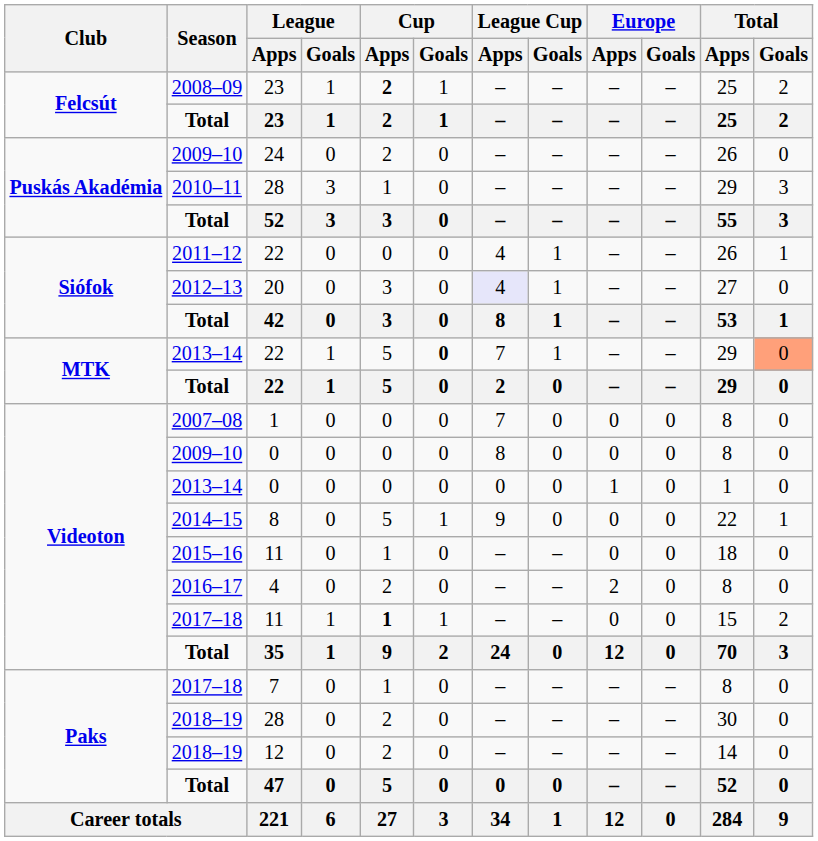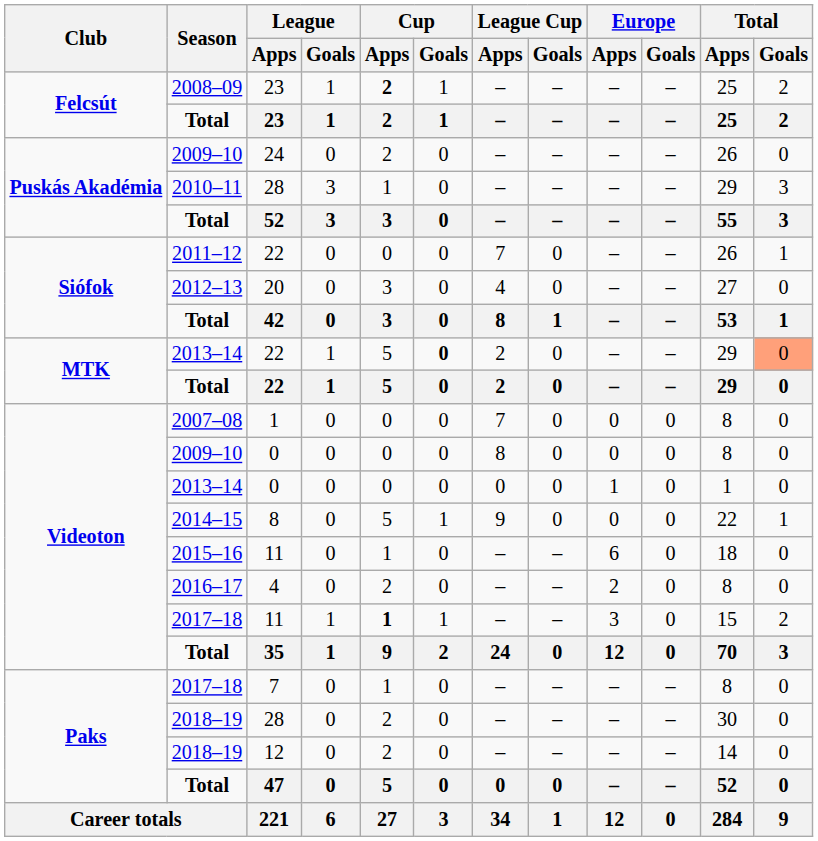(500, 254) 4 -> (500, 254) 7
(557, 254) 1 -> (557, 254) 0
(500, 287) lavender background -> (500, 287) no background
(557, 287) 1 -> (557, 287) 0
(500, 354) 7 -> (500, 354) 2
(557, 354) 1 -> (557, 354) 0
(614, 553) 0 -> (614, 553) 6
(614, 620) 0 -> (614, 620) 3
